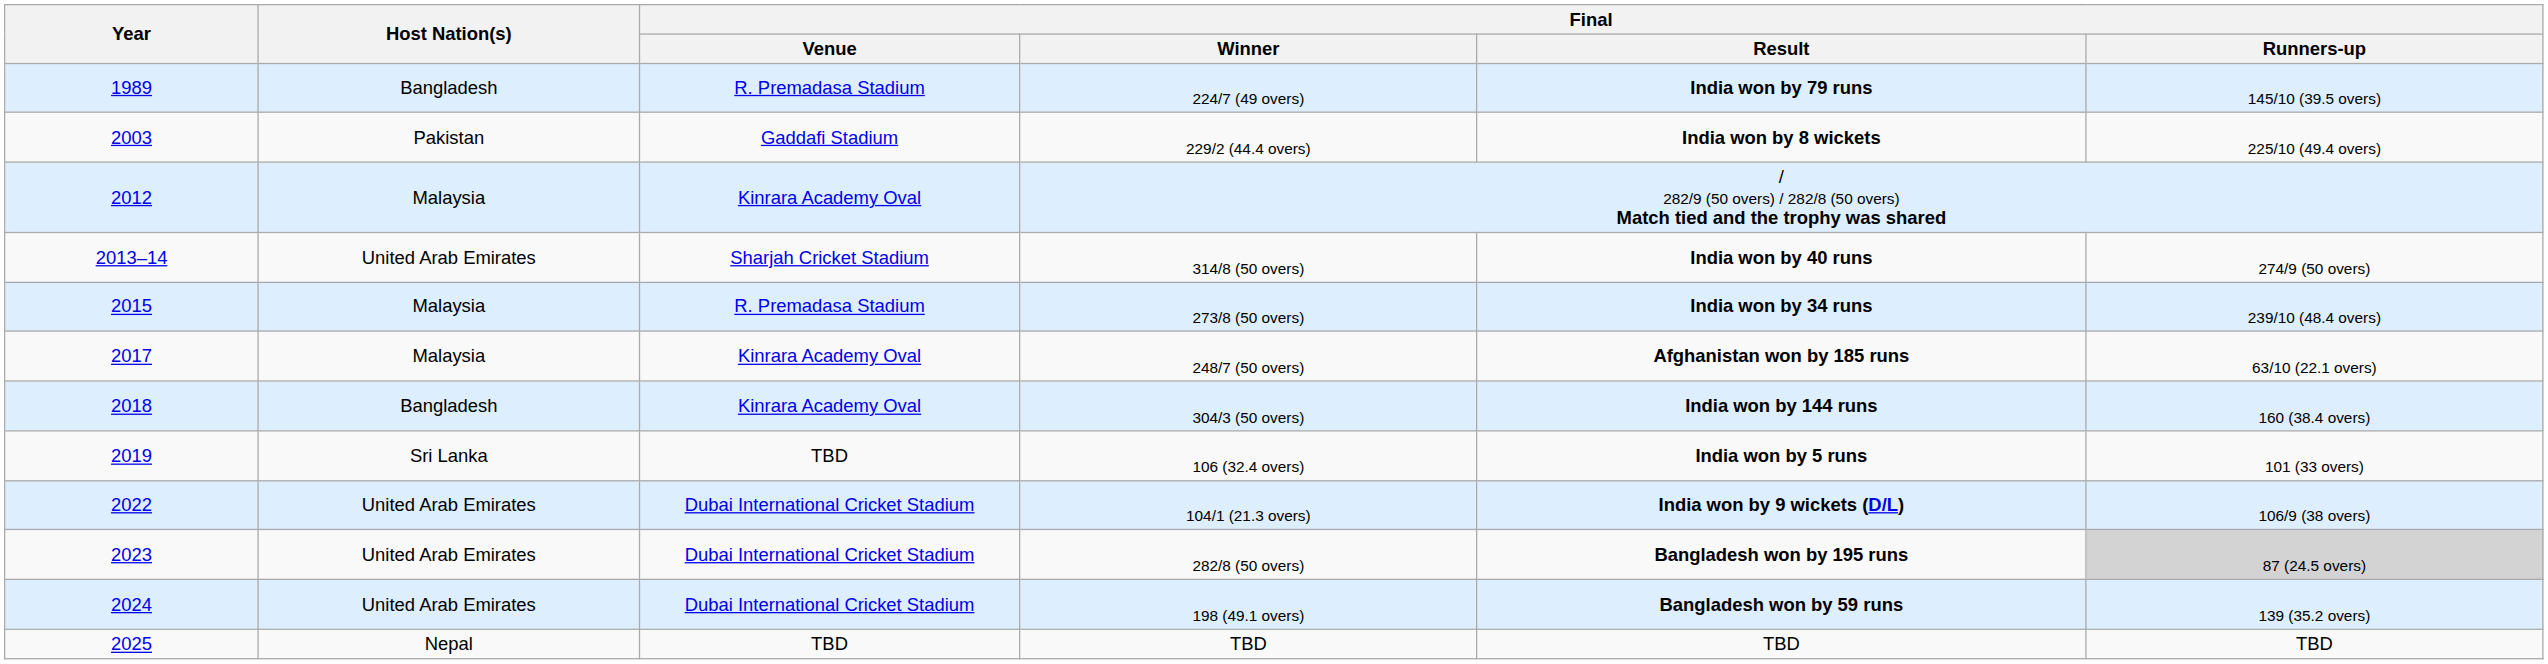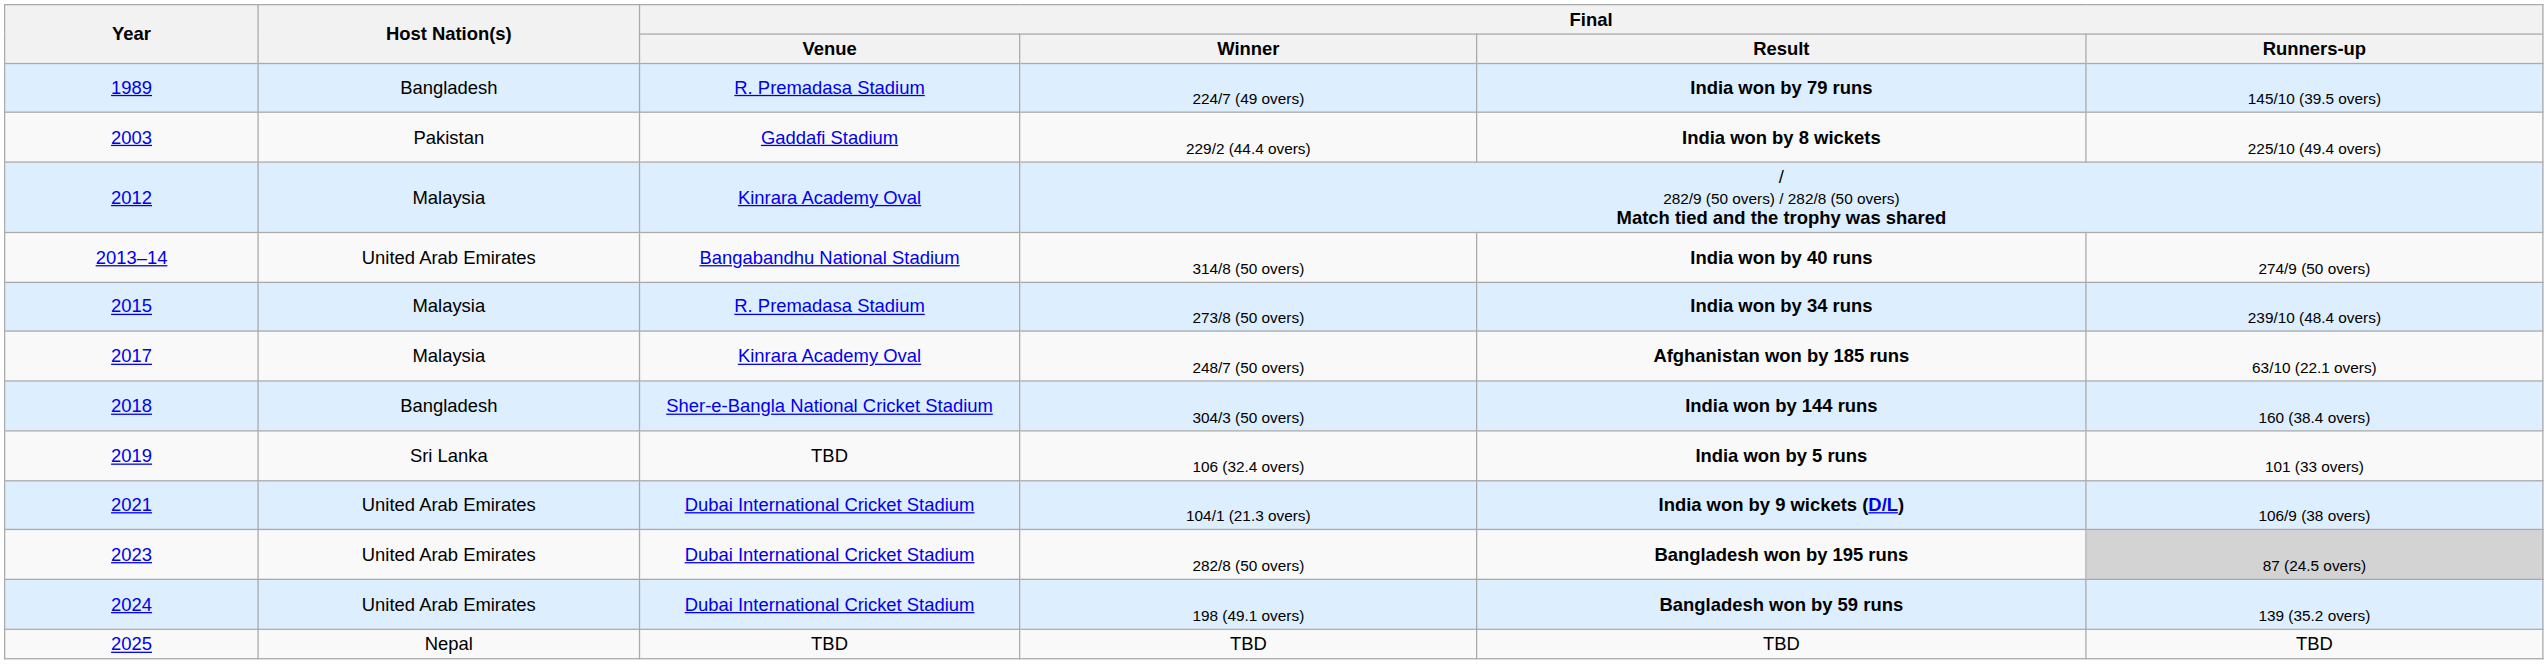(830, 257) Sharjah Cricket Stadium -> (830, 257) Bangabandhu National Stadium
(830, 406) Kinrara Academy Oval -> (830, 406) Sher-e-Bangla National Cricket Stadium
(132, 505) 2022 -> (132, 505) 2021
